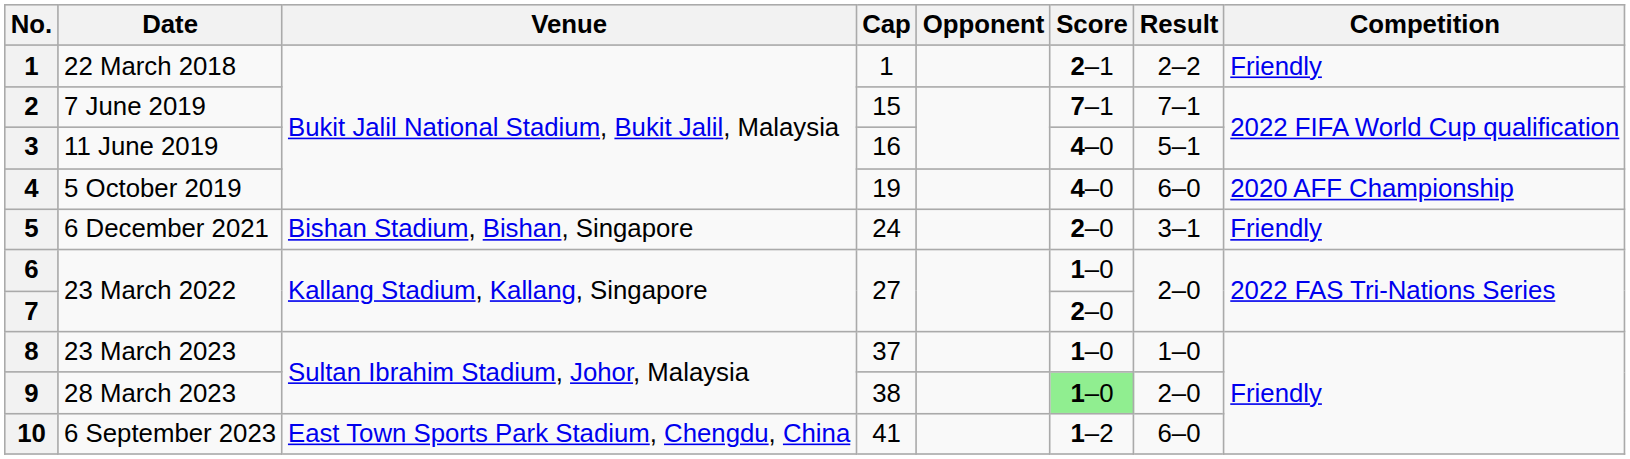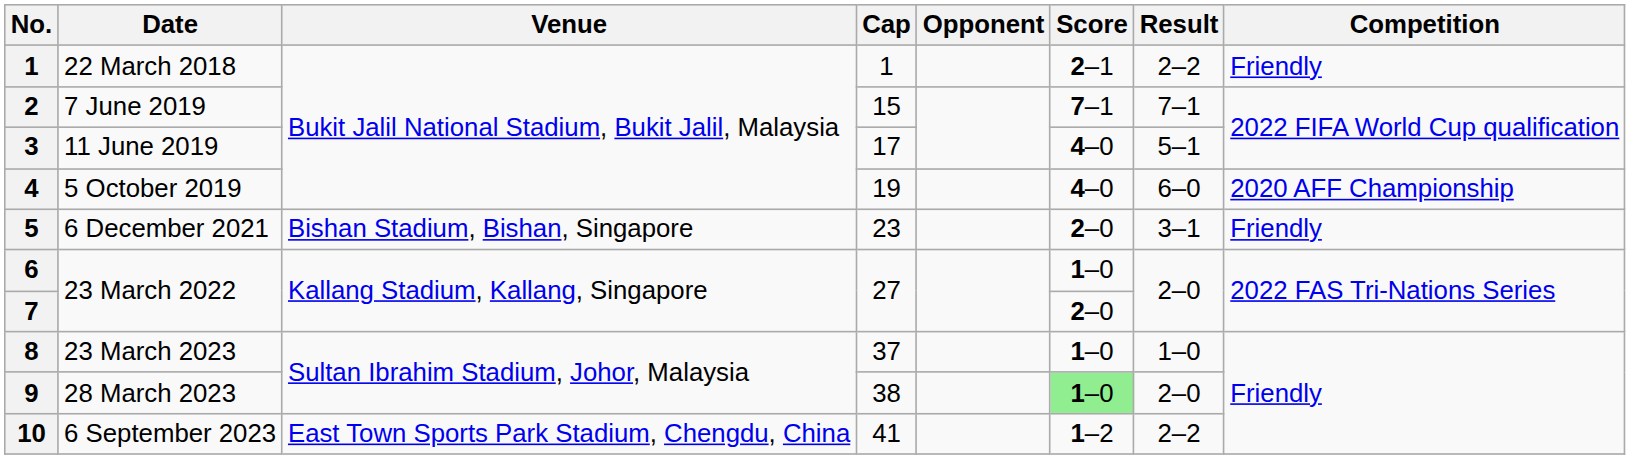(886, 147) 16 -> (886, 147) 17
(886, 229) 24 -> (886, 229) 23
(1179, 433) 6–0 -> (1179, 433) 2–2
